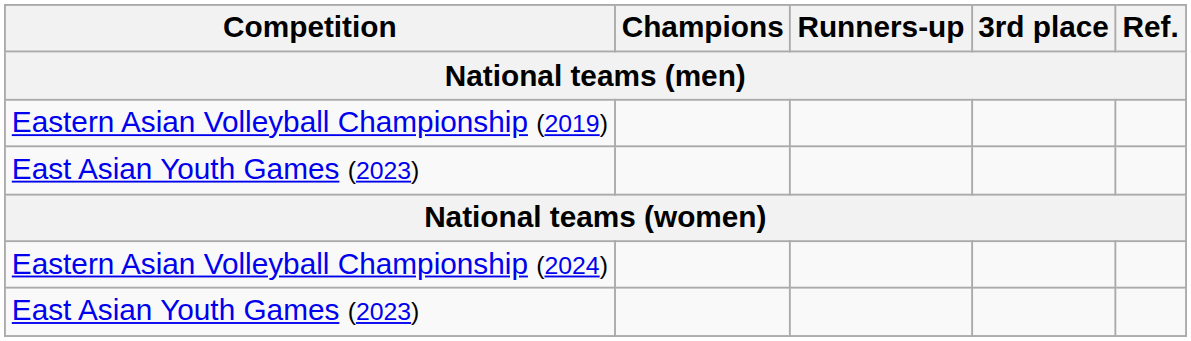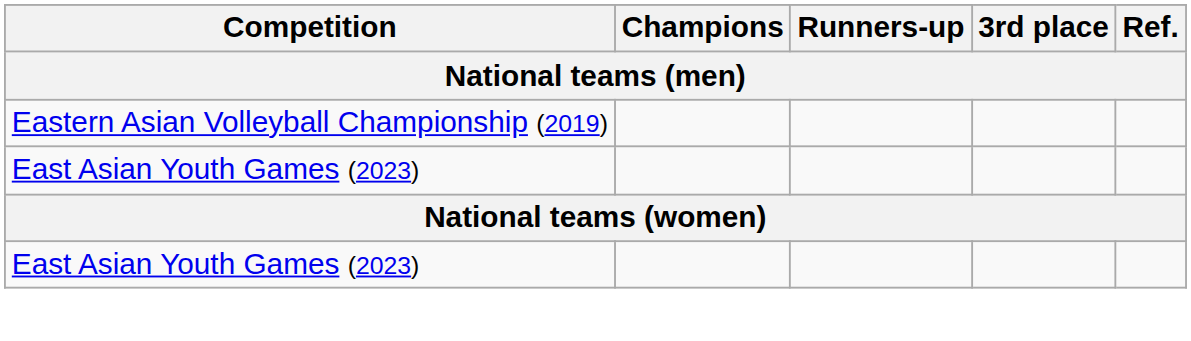- row: (310, 264)
